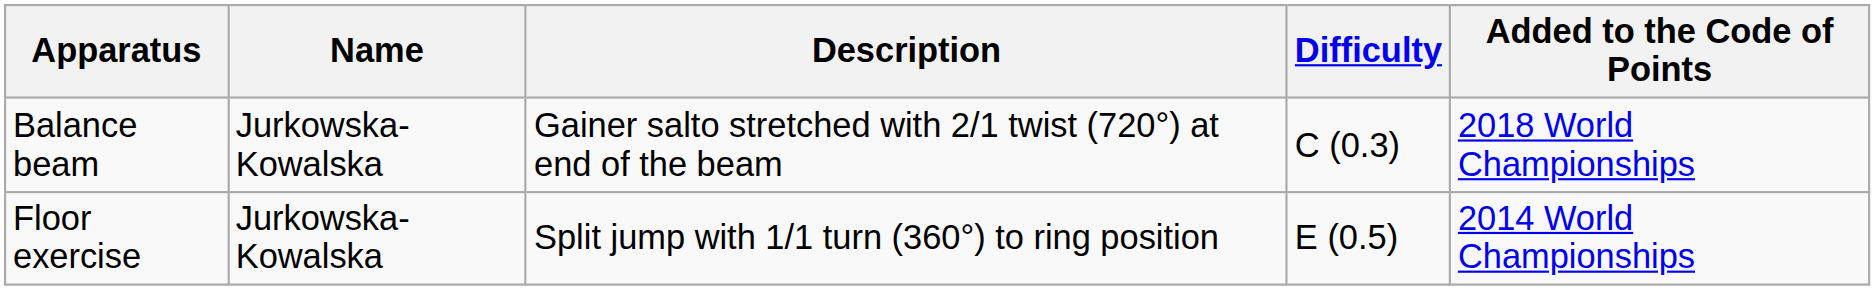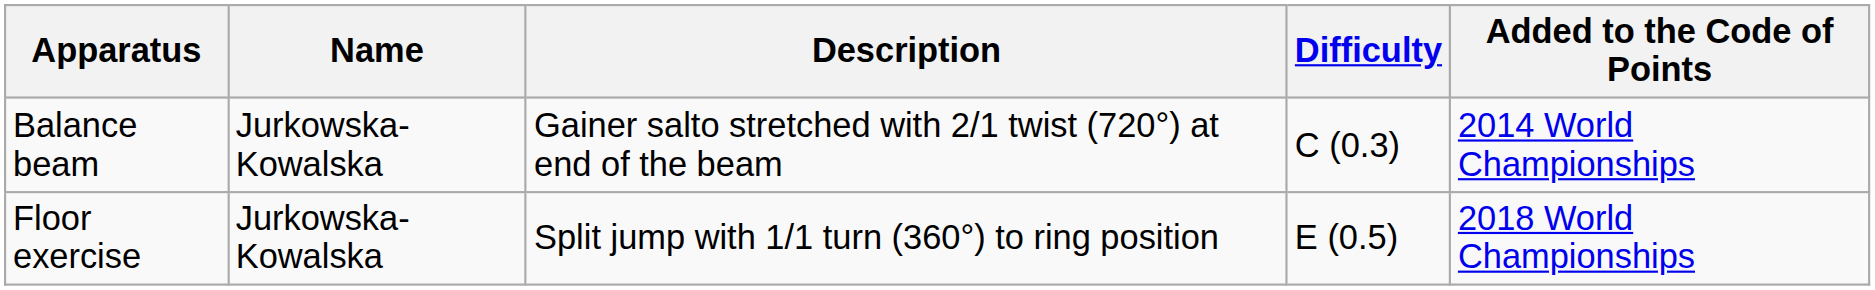(1576, 144) 2018 World Championships -> (1576, 144) 2014 World Championships
(1576, 237) 2014 World Championships -> (1576, 237) 2018 World Championships
